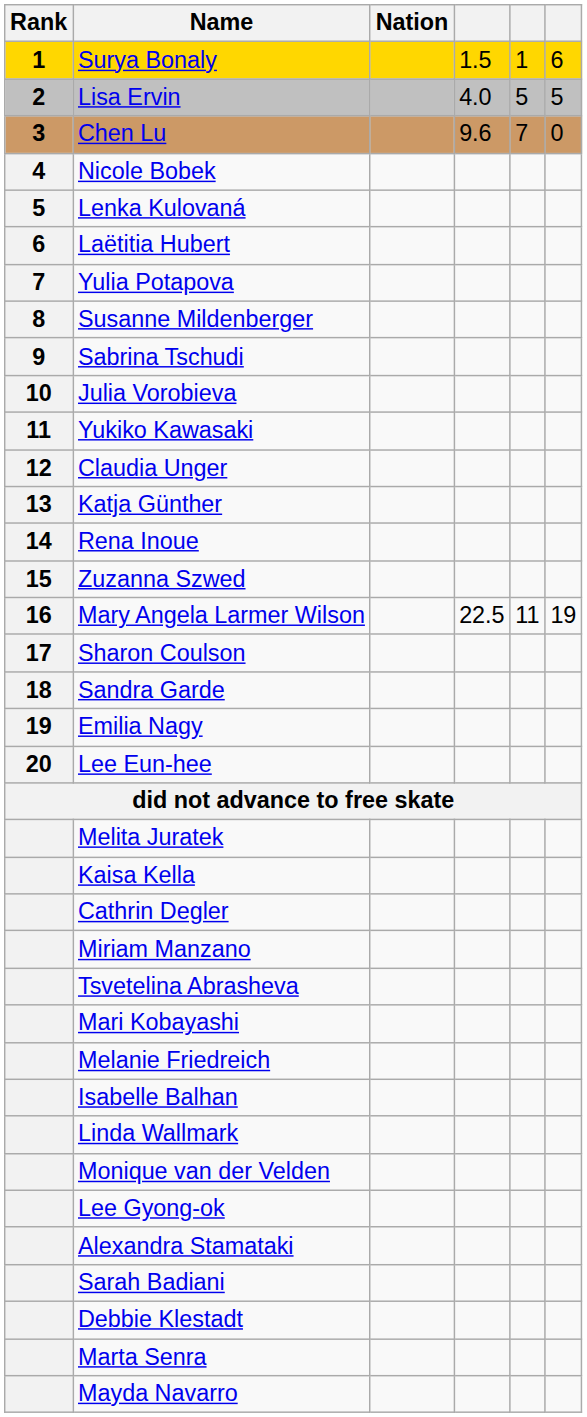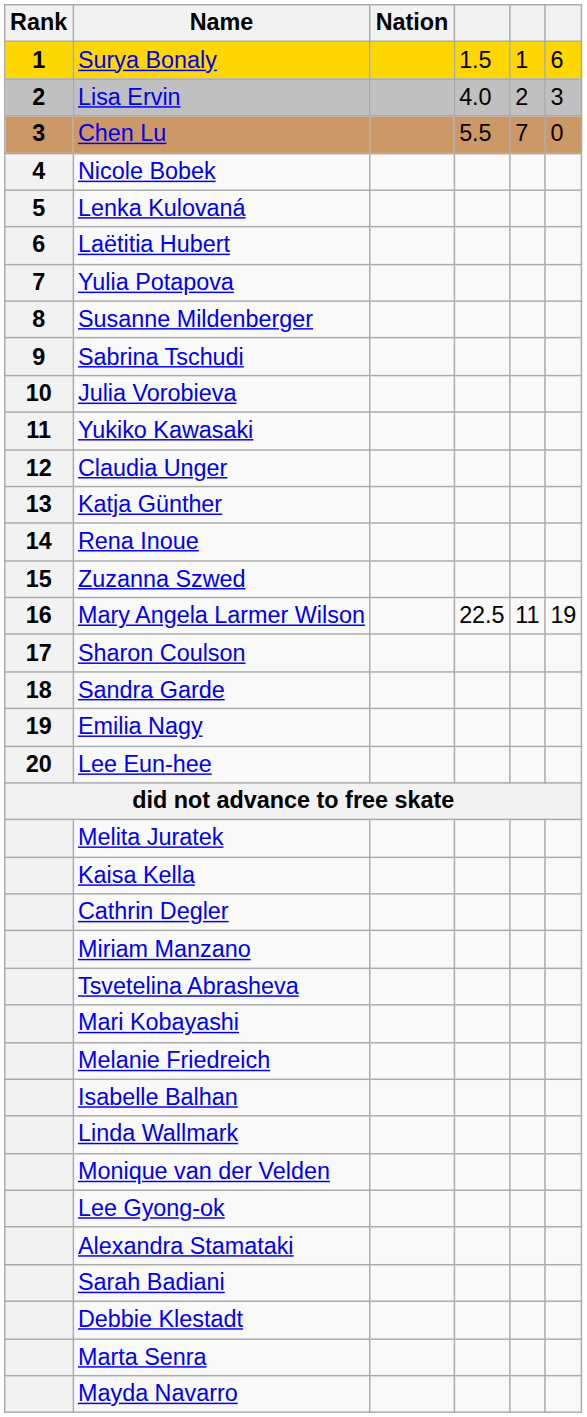(522, 97) 5 -> (522, 97) 2
(557, 97) 5 -> (557, 97) 3
(475, 134) 9.6 -> (475, 134) 5.5
